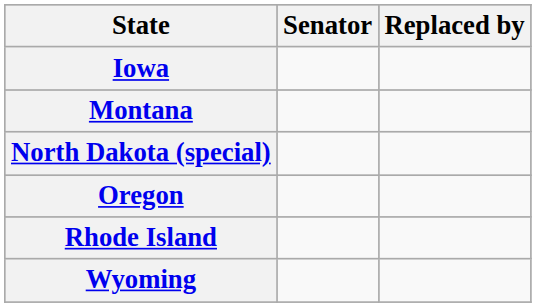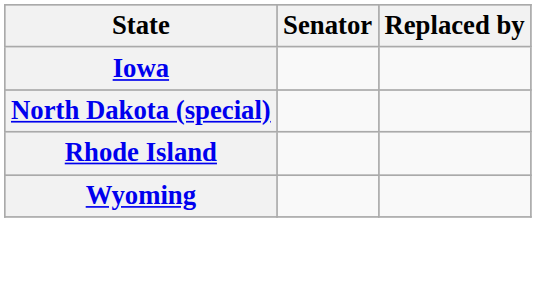- row: (141, 110)
- row: (141, 195)
